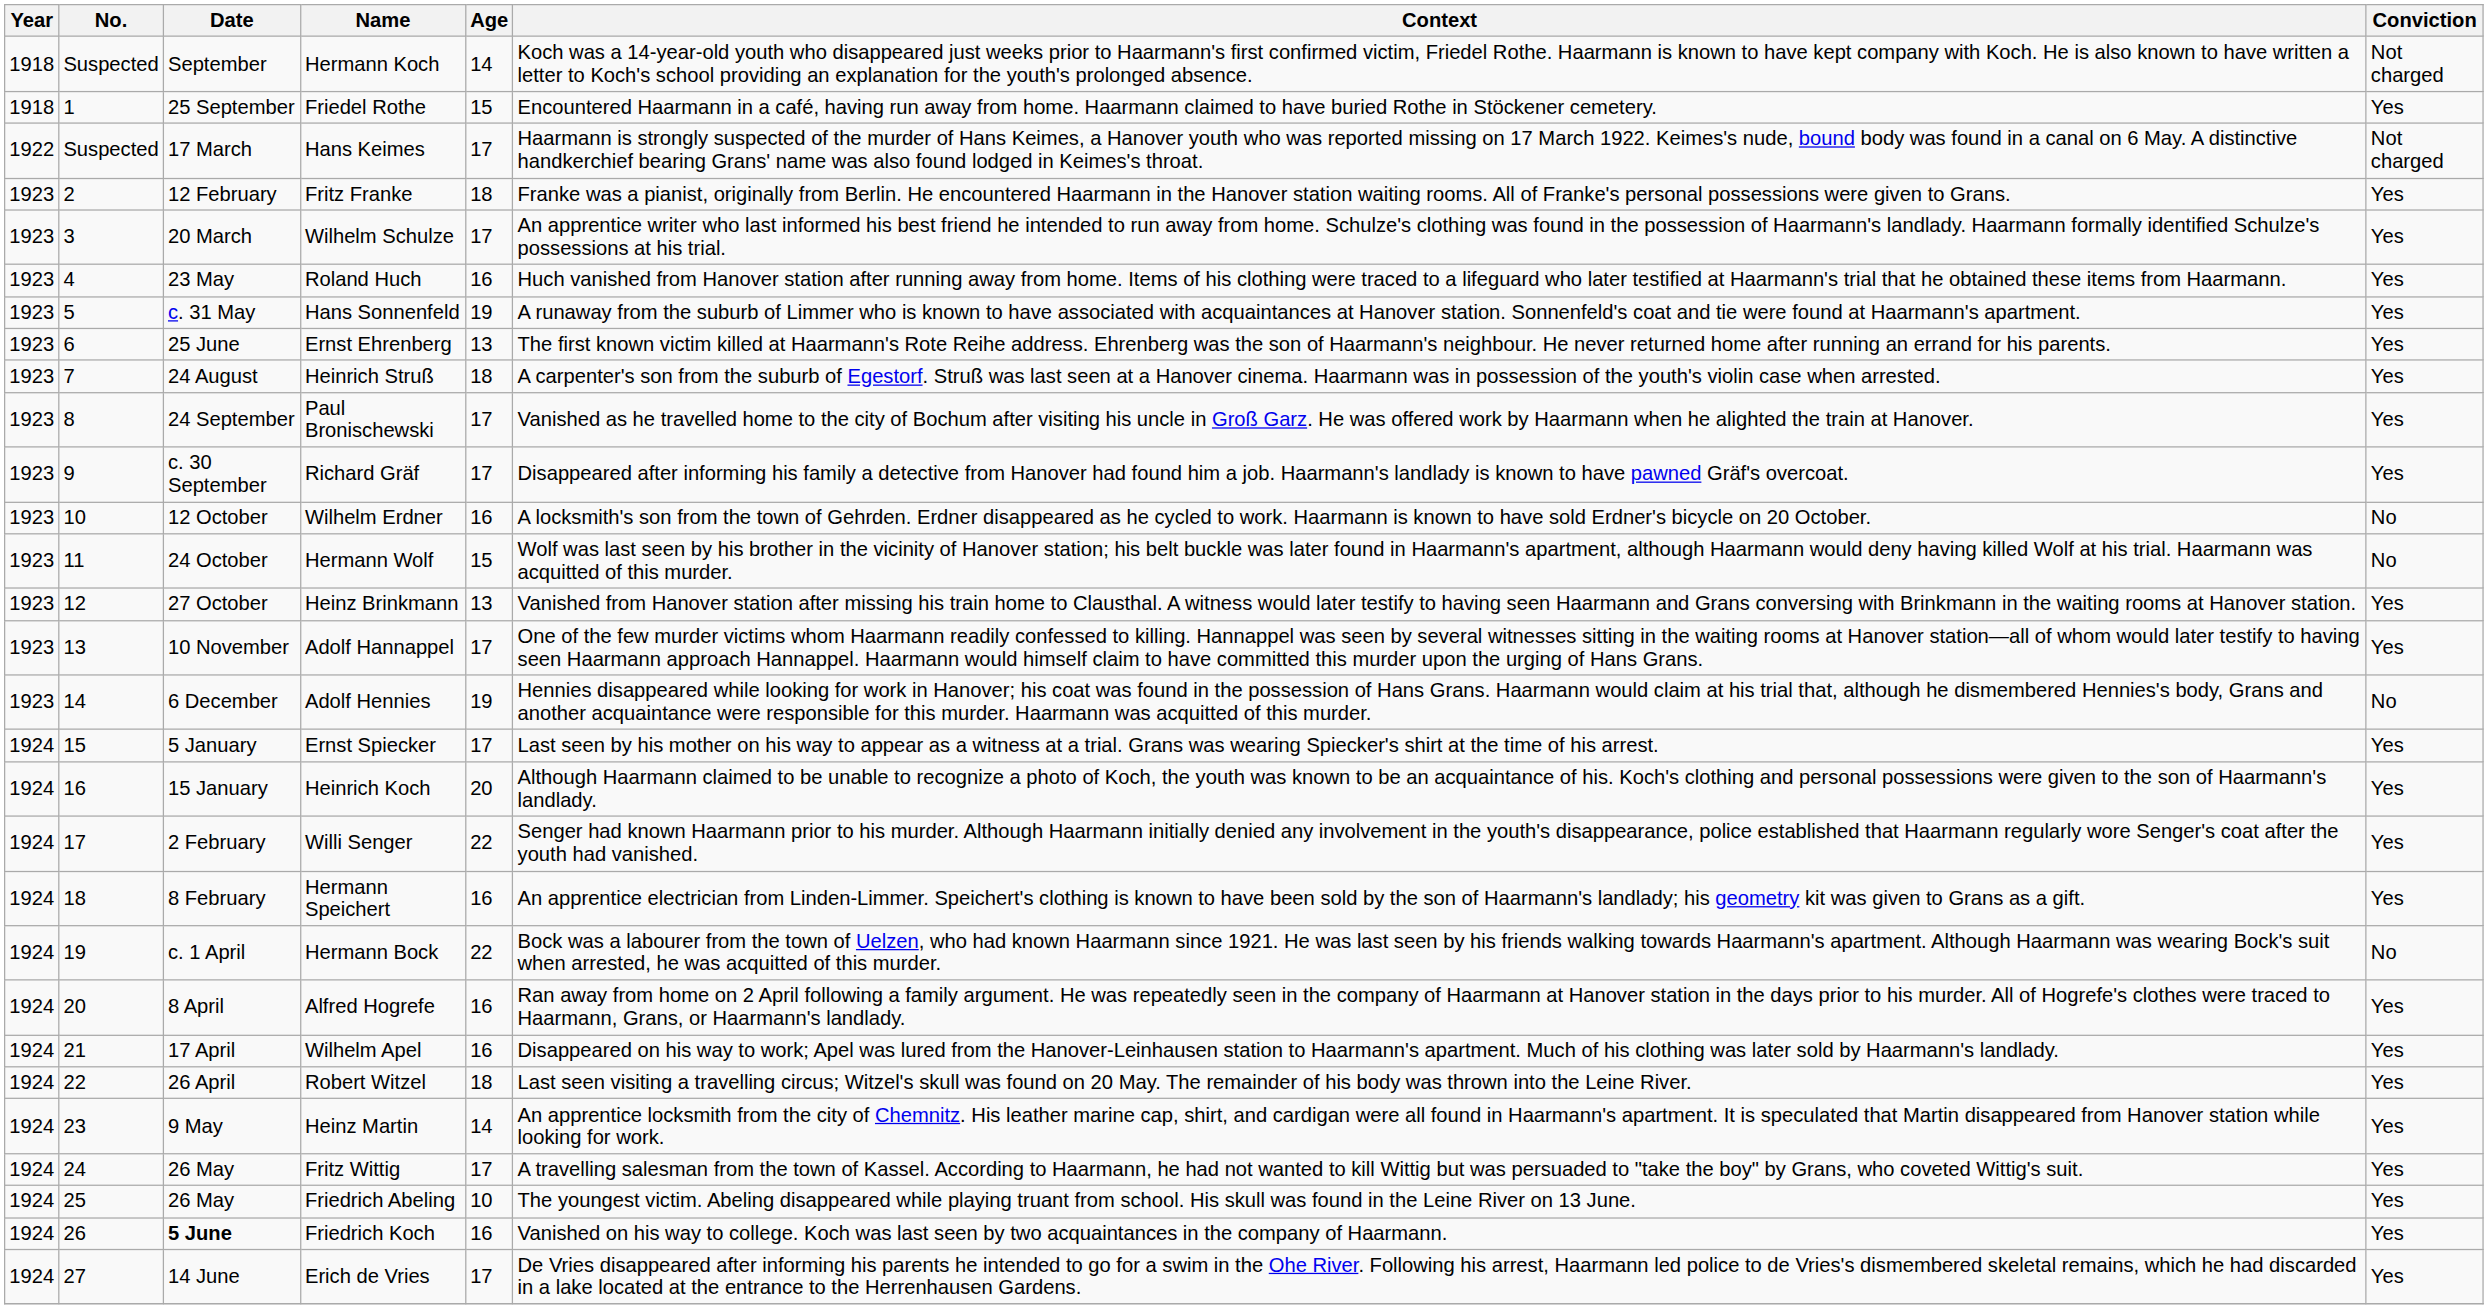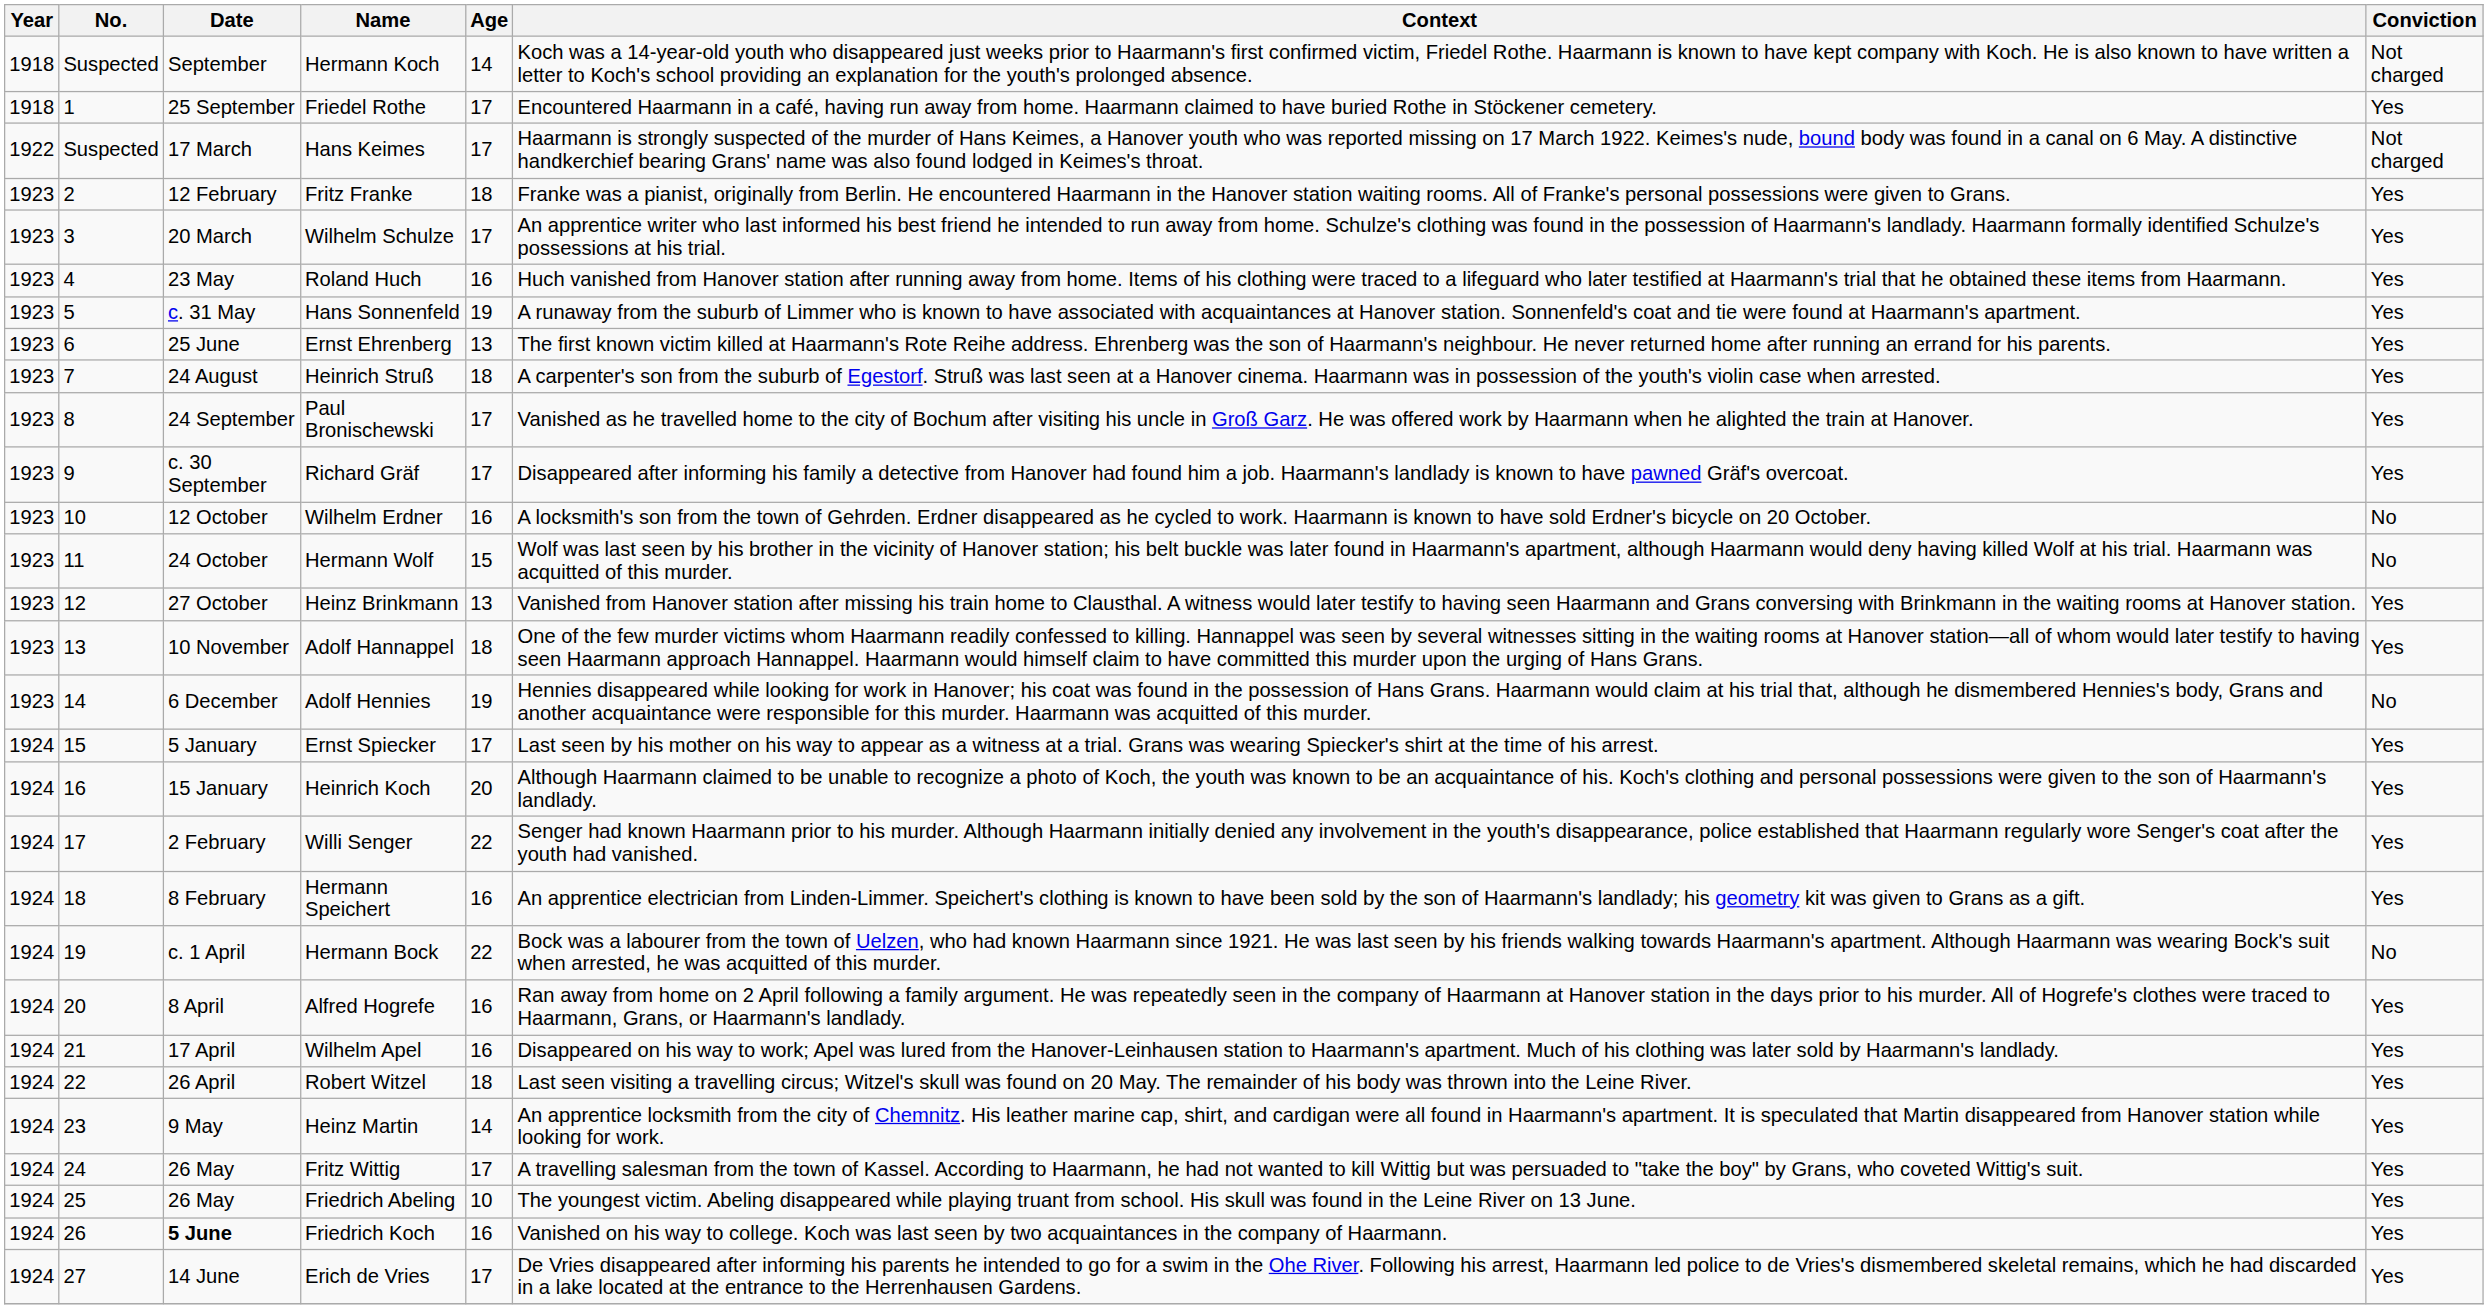(481, 107) 15 -> (481, 107) 17
(481, 647) 17 -> (481, 647) 18
